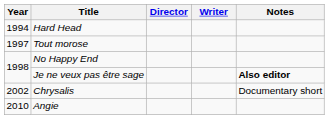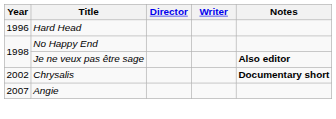(18, 28) 1994 -> (18, 28) 1996
- row: (61, 43)
(280, 91) normal -> (284, 75) bold
(18, 106) 2010 -> (18, 91) 2007
